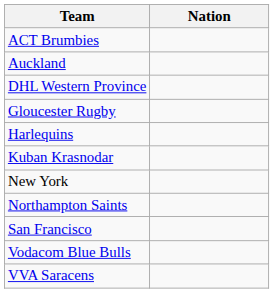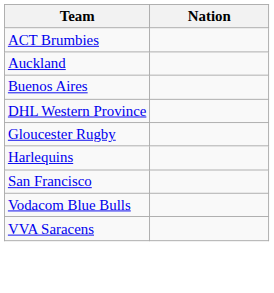+ row: (48, 87)
- row: (61, 157)
- row: (38, 181)
- row: (68, 205)
